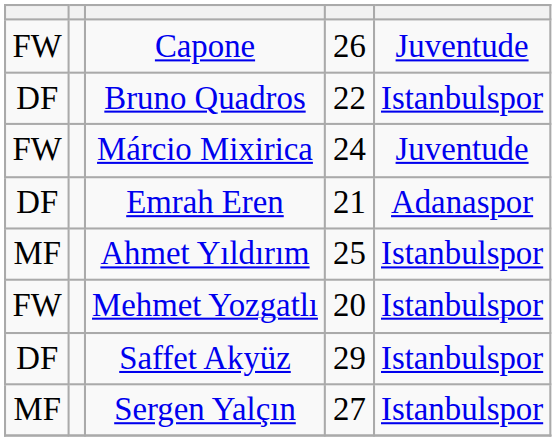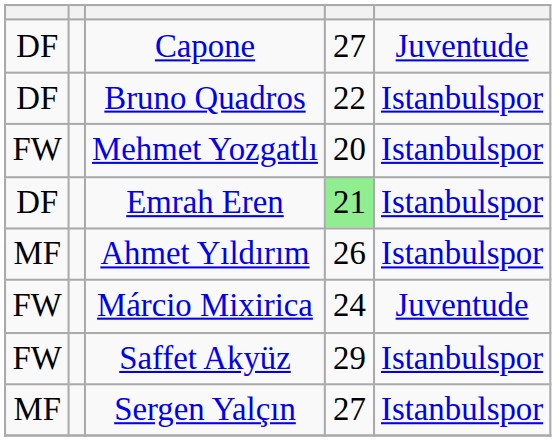(37, 45) FW -> (37, 45) DF
(349, 45) 26 -> (349, 45) 27
rows swapped: (205, 149) <-> (205, 305)
(349, 201) no background -> (349, 201) lightgreen background
(462, 201) Adanaspor -> (462, 201) Istanbulspor
(349, 253) 25 -> (349, 253) 26
(37, 357) DF -> (37, 357) FW
